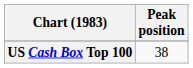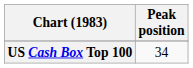(162, 52) 38 -> (162, 52) 34
